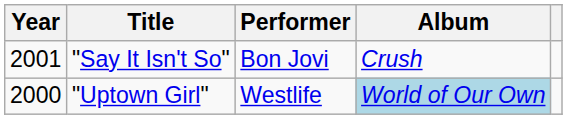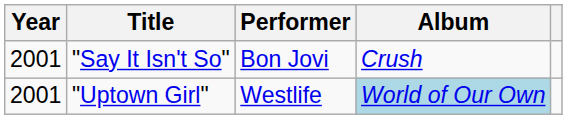(36, 95) 2000 -> (36, 95) 2001
